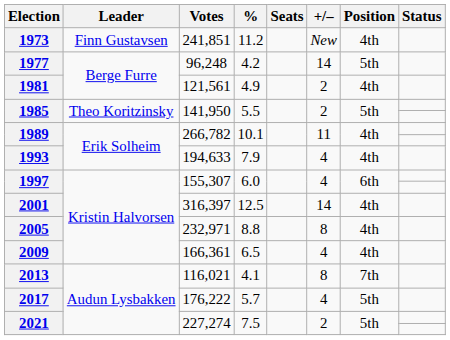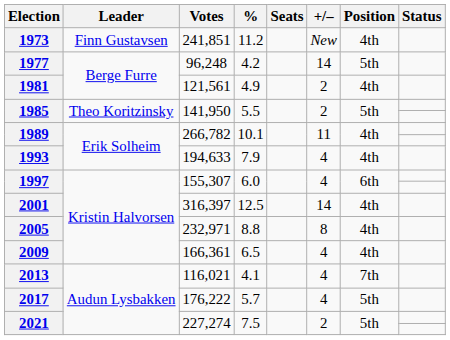(324, 275) 8 -> (324, 275) 4
